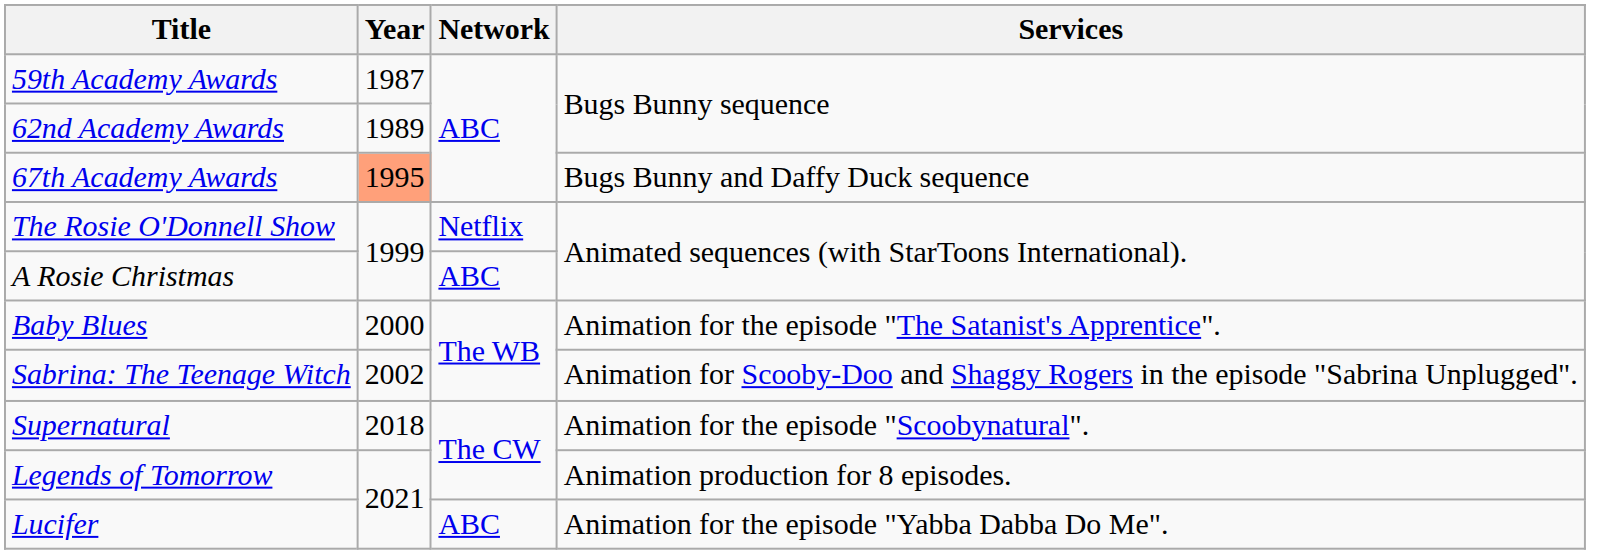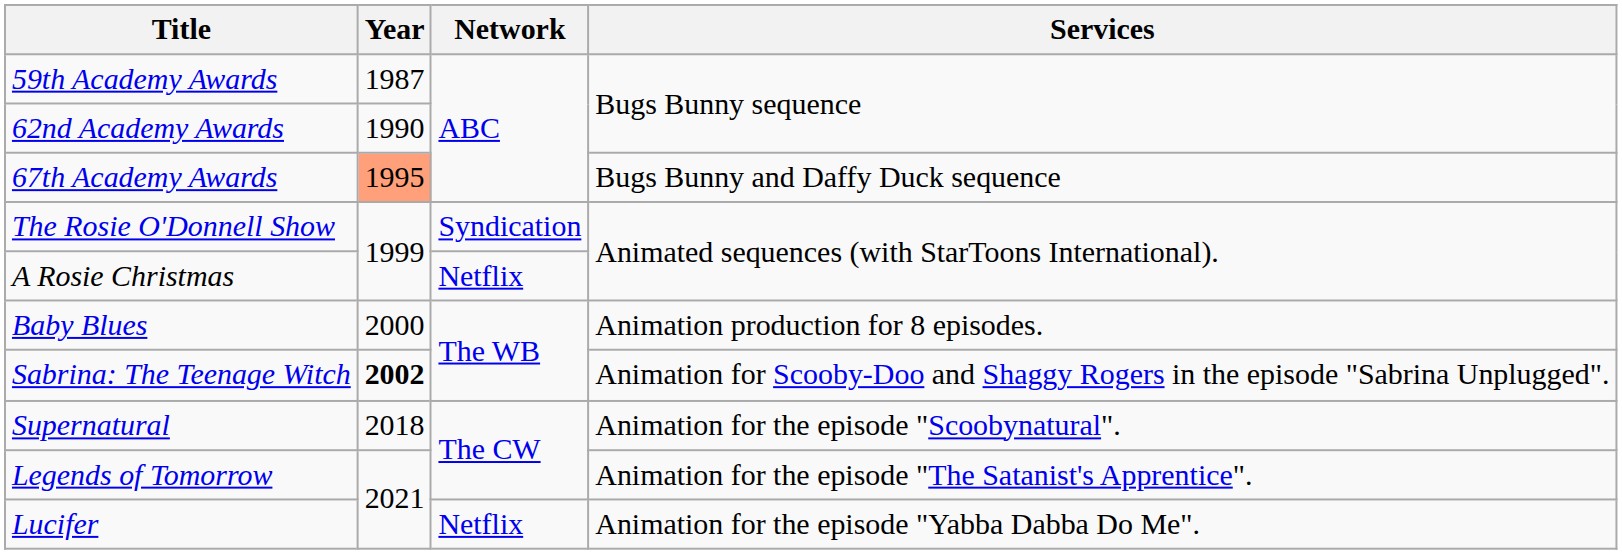(395, 128) 1989 -> (395, 128) 1990
(481, 226) Netflix -> (510, 226) Syndication
(469, 276) ABC -> (481, 276) Netflix
(892, 325) Animation for the episode "The Satanist's Apprentice". -> (819, 325) Animation production for 8 episodes.
(395, 374) normal -> (395, 374) bold
(788, 473) Animation production for 8 episodes. -> (924, 473) Animation for the episode "The Satanist's Apprentice".
(469, 523) ABC -> (481, 523) Netflix
